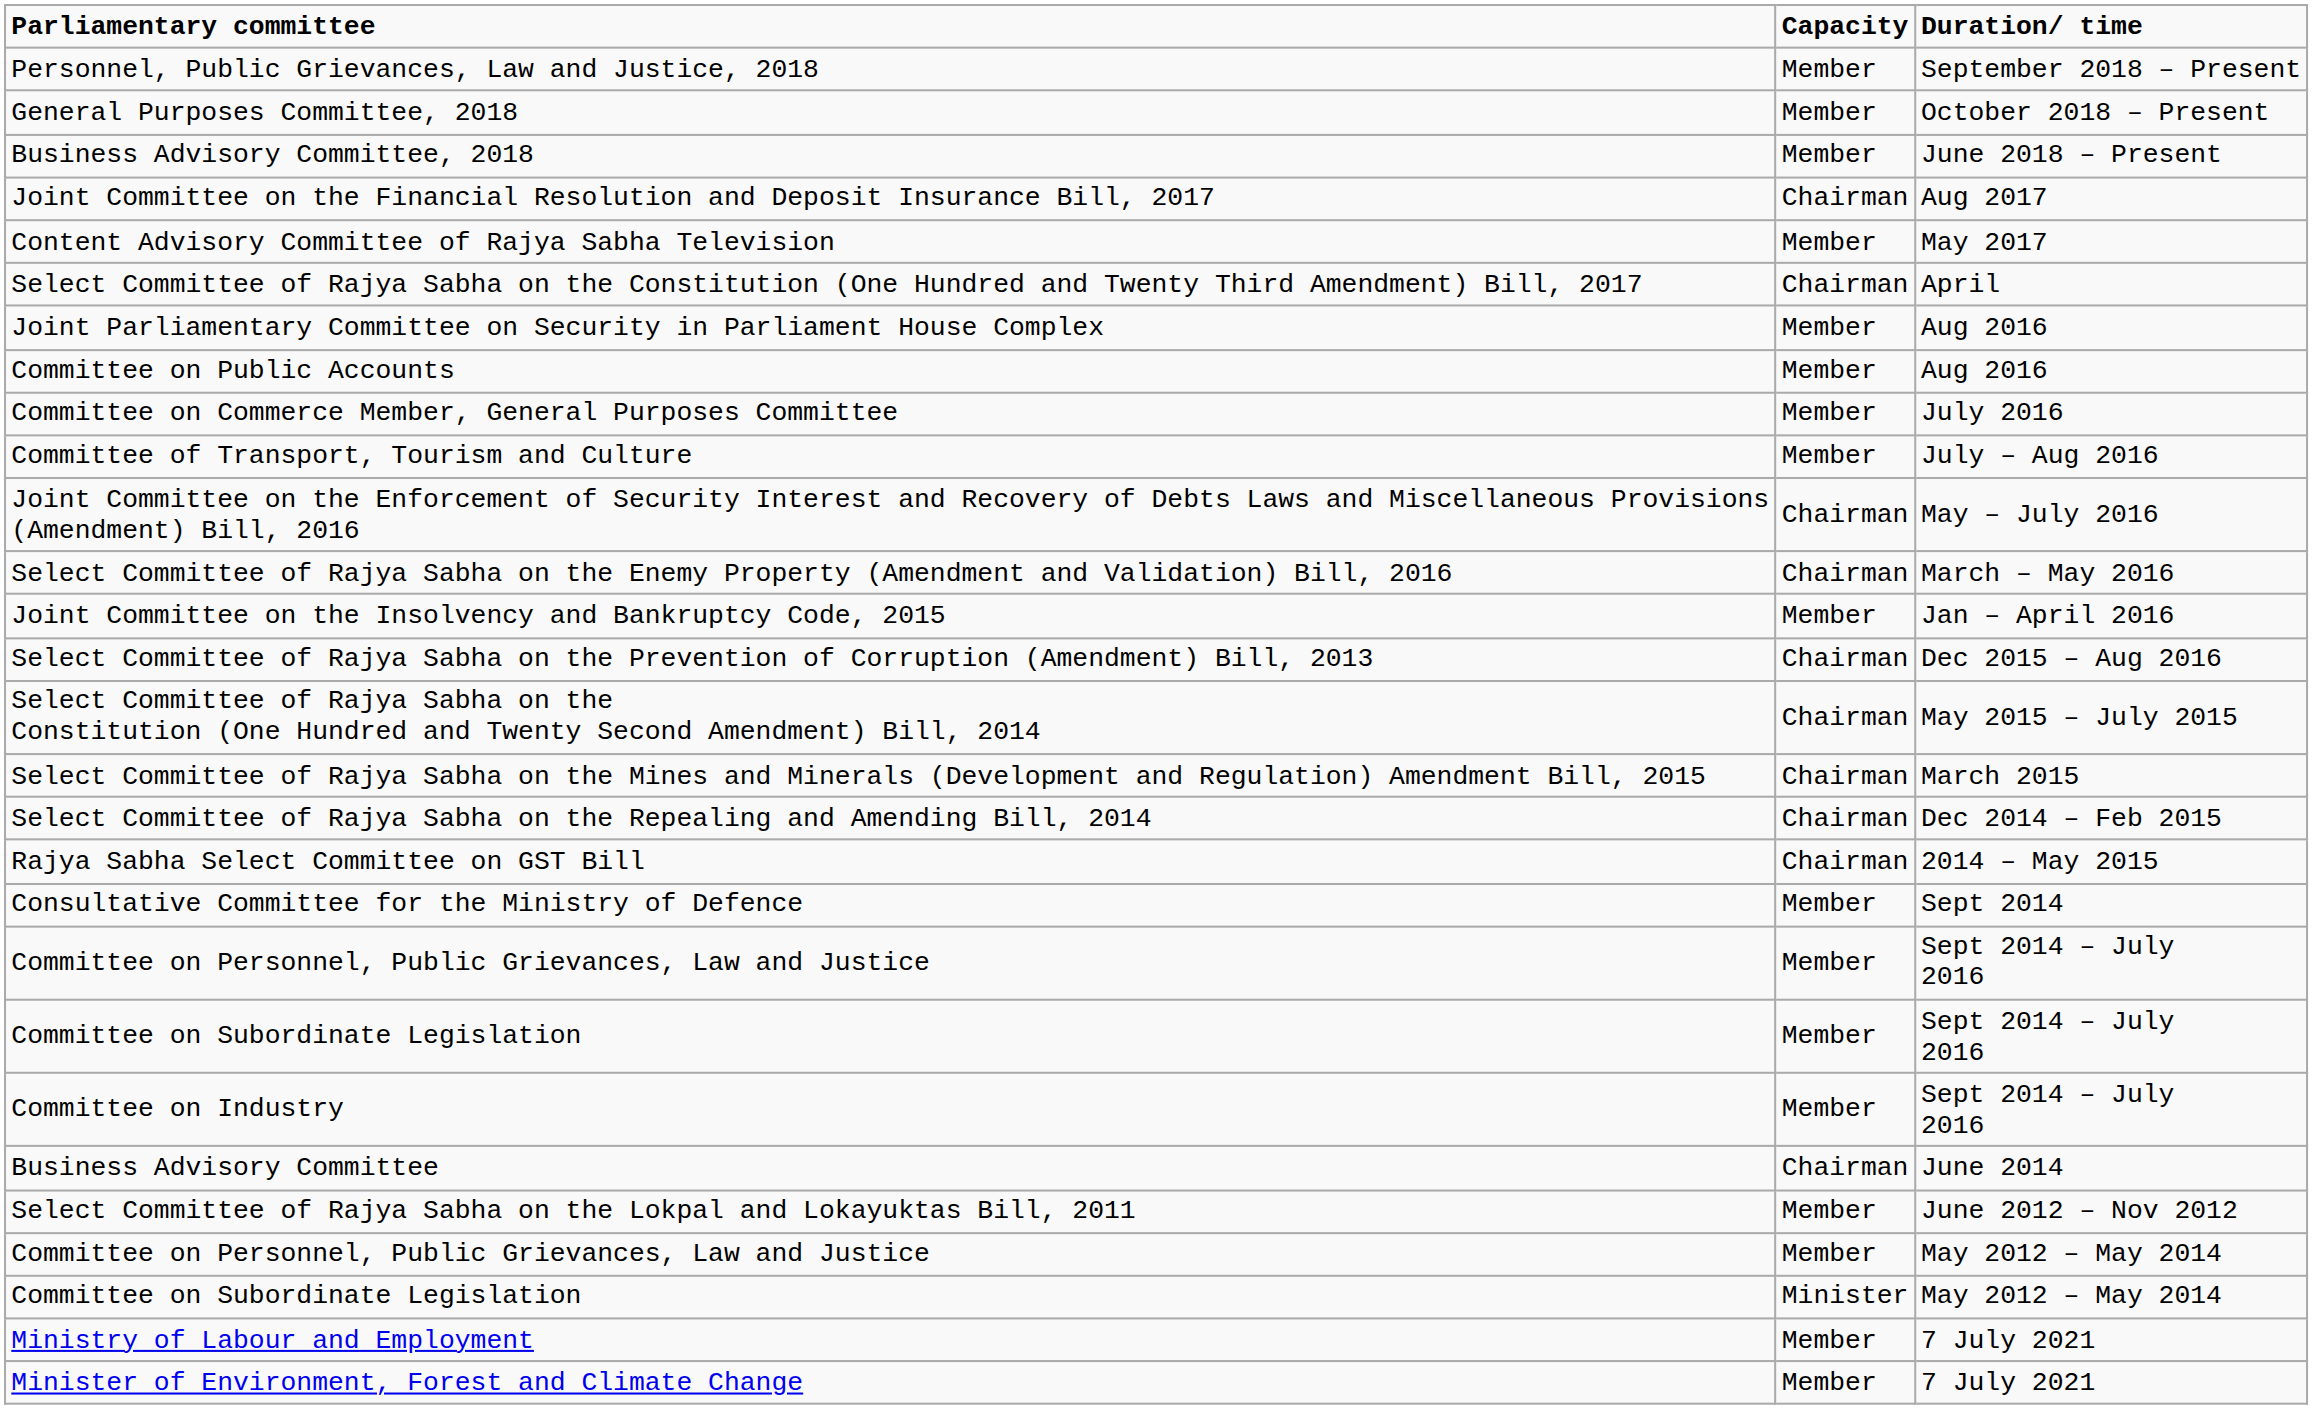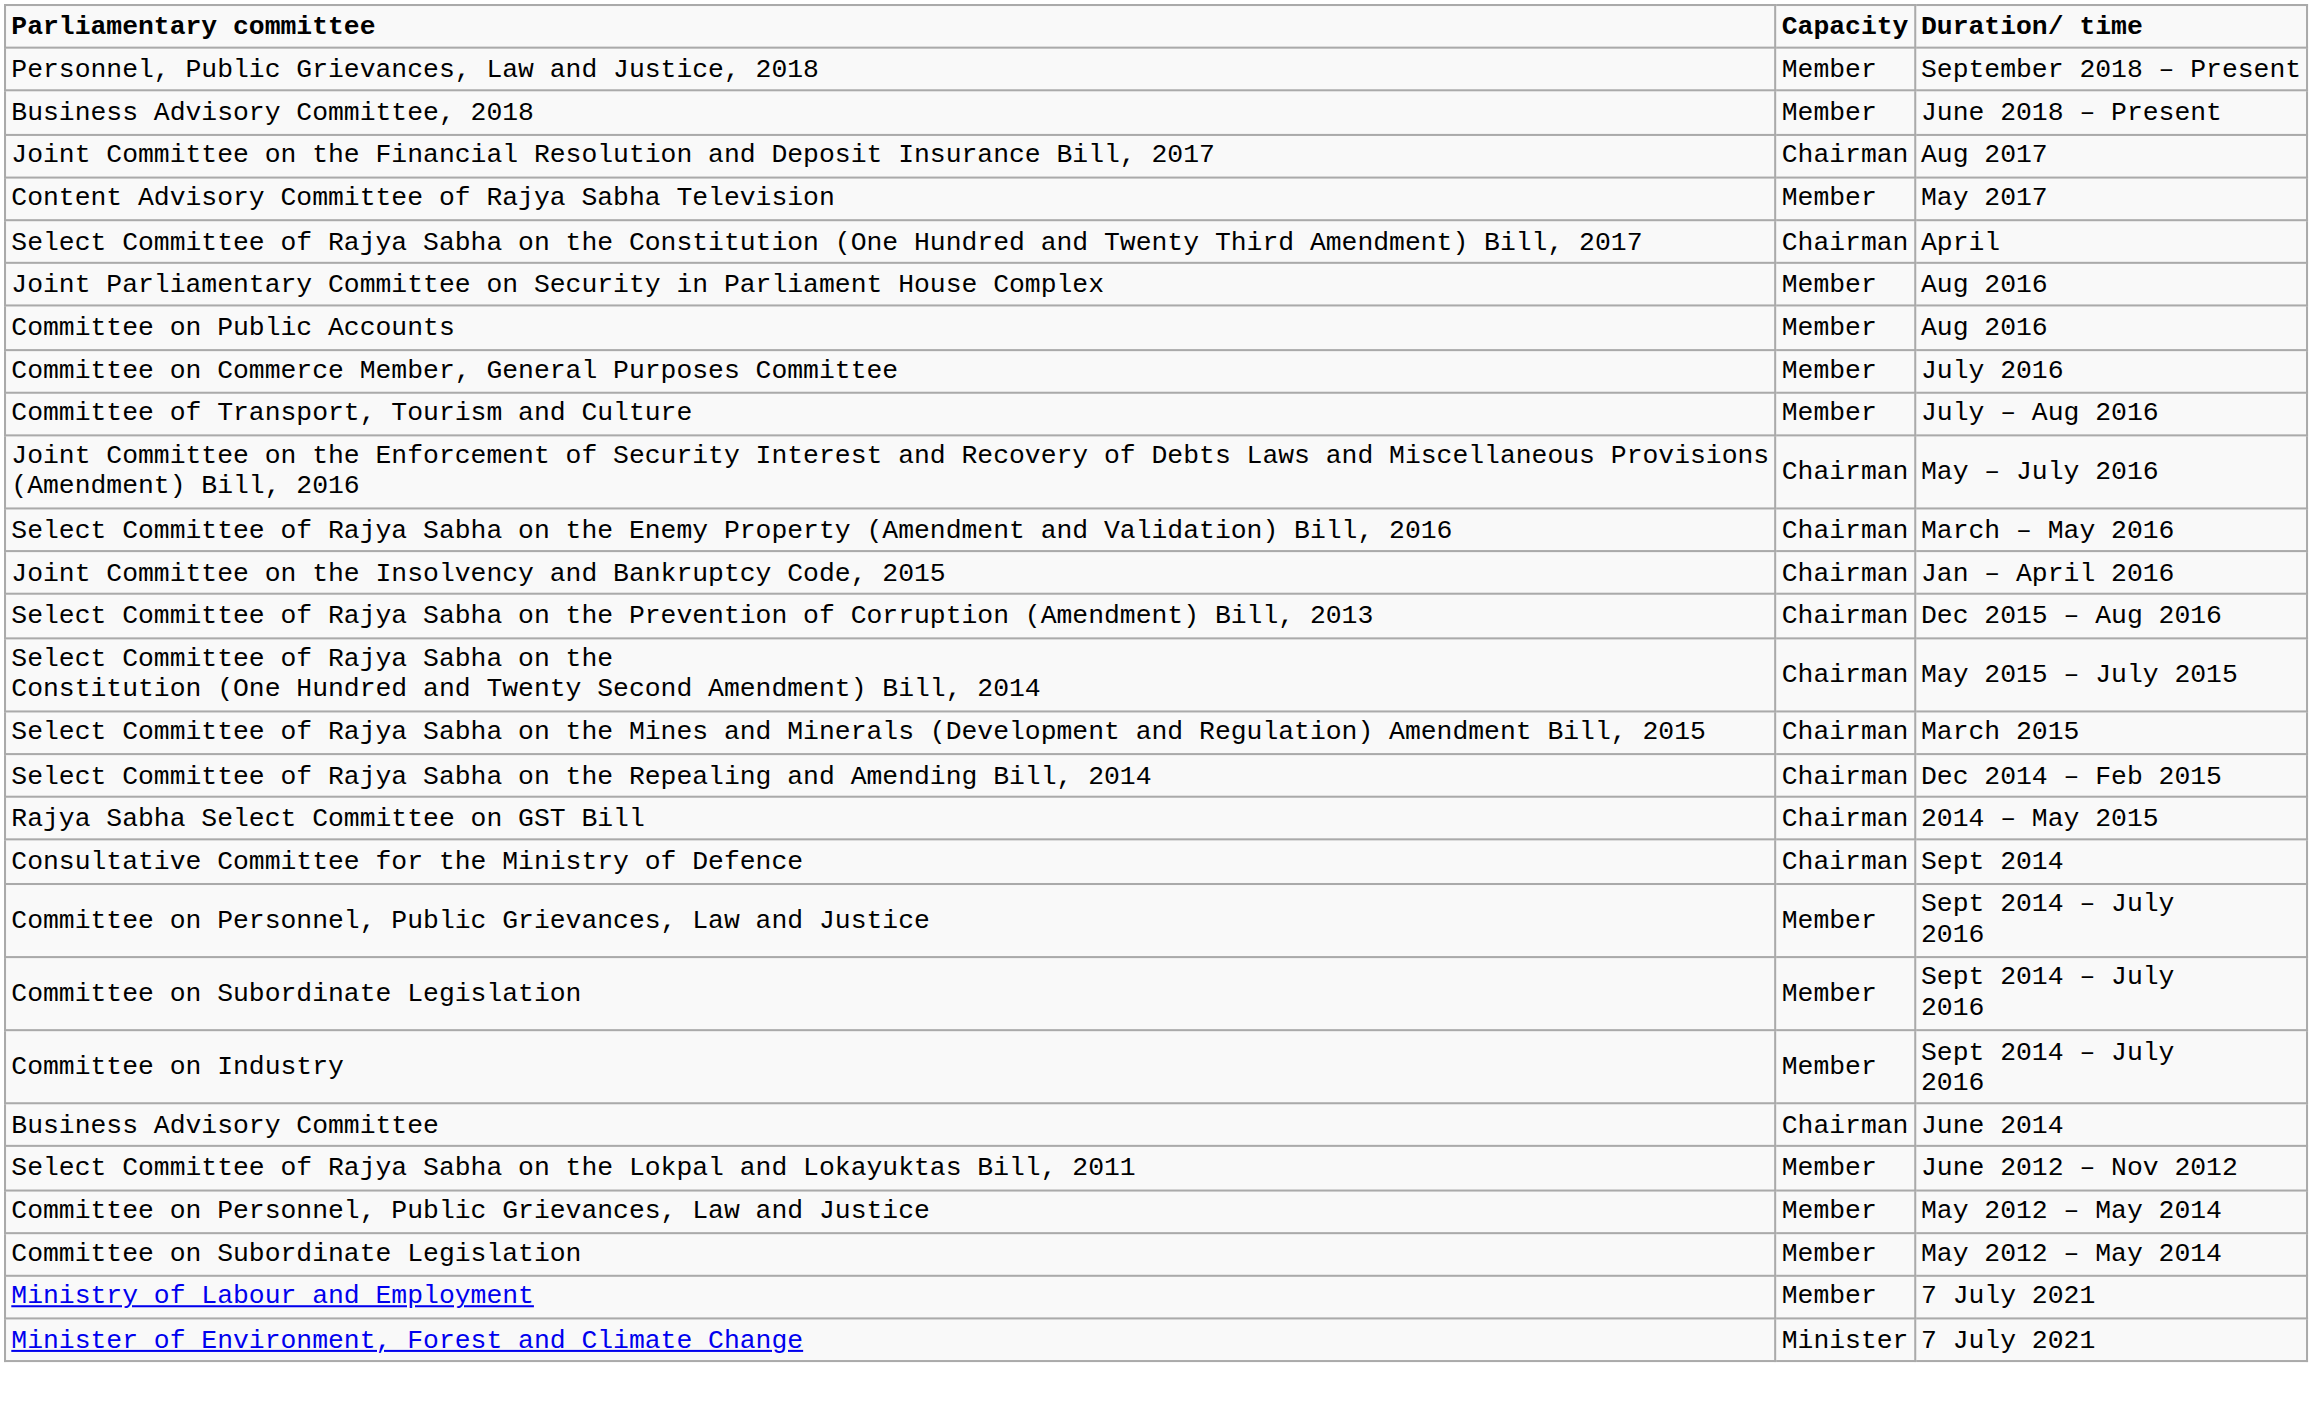- row: (265, 113)
(1829, 616) Member -> (1845, 573) Chairman
(1829, 905) Member -> (1845, 862) Chairman
(1845, 1297) Minister -> (1829, 1254) Member
(1829, 1383) Member -> (1845, 1340) Minister
